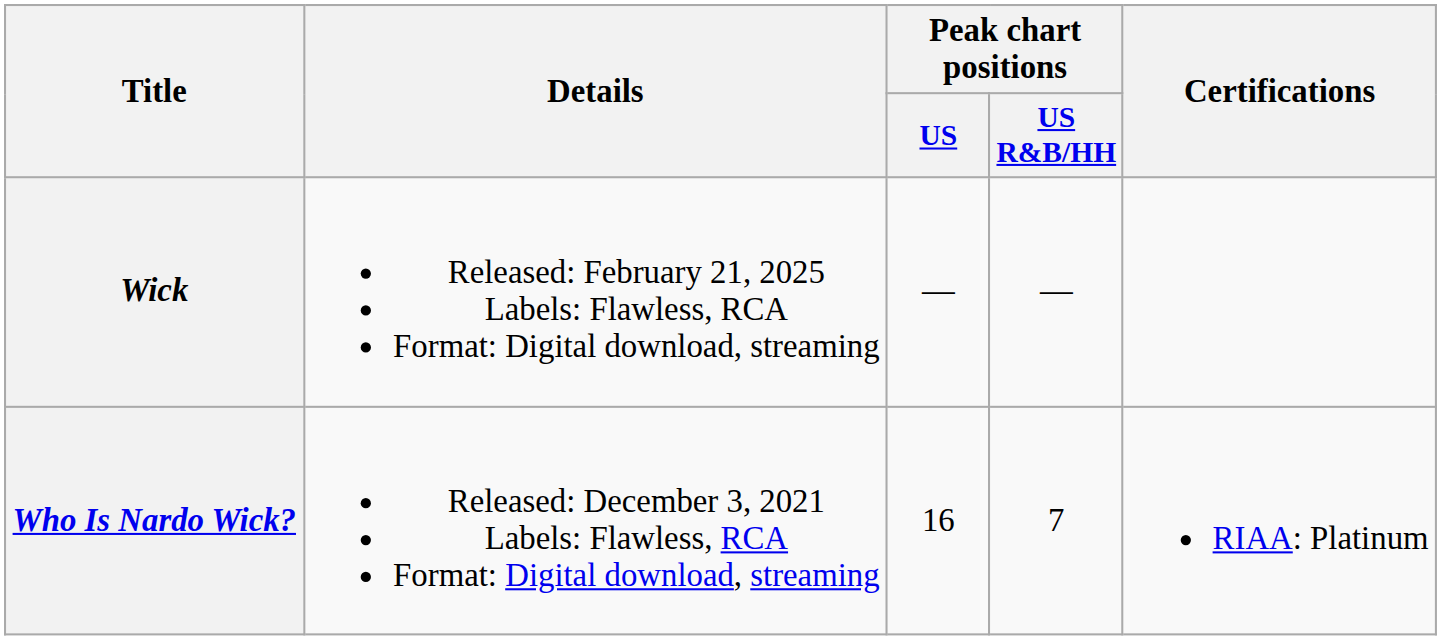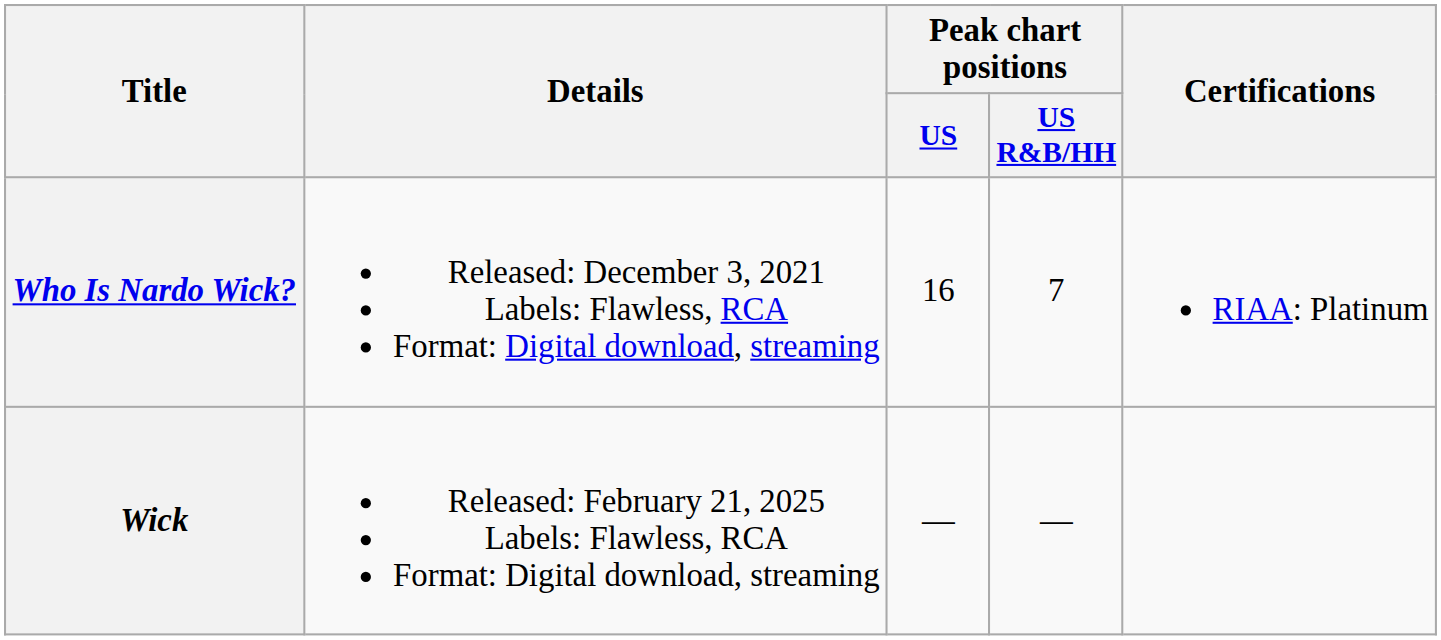rows swapped: (154, 519) <-> (154, 291)
